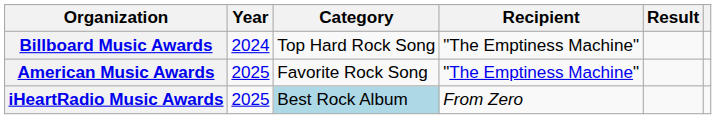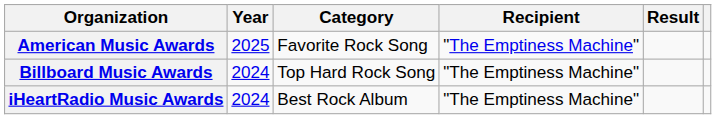rows swapped: (116, 72) <-> (116, 45)
(250, 99) 2025 -> (250, 99) 2024
(343, 99) lightblue background -> (343, 99) no background
(483, 99) From Zero -> (541, 99) "The Emptiness Machine"
